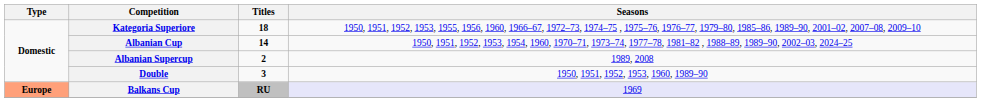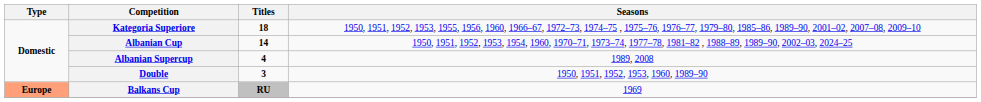(264, 59) 2 -> (264, 59) 4
(632, 90) lavender background -> (632, 90) no background
